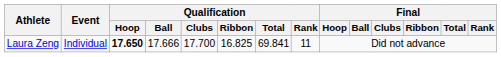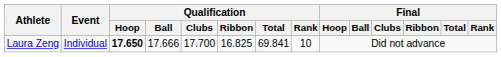(306, 44) 11 -> (306, 44) 10
